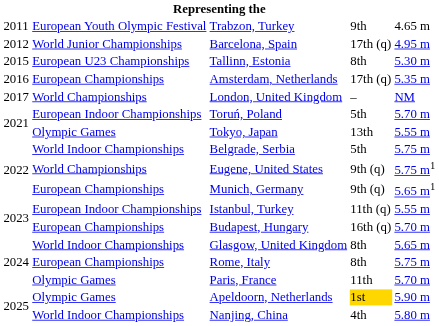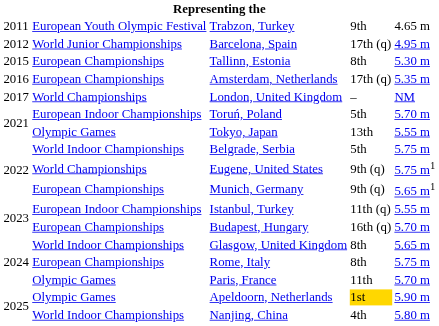(111, 61) European U23 Championships -> (98, 61) European Championships
